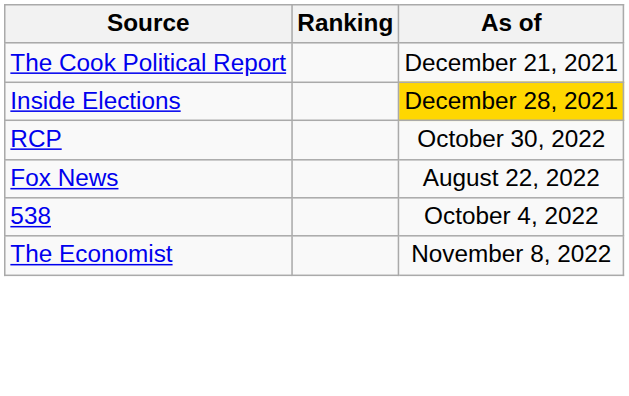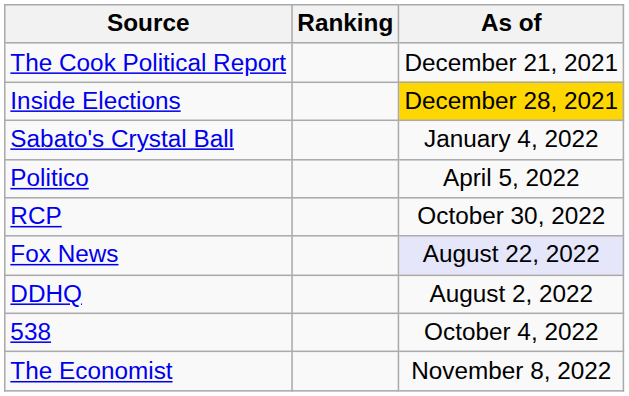+ row: (122, 139)
+ row: (50, 178)
(511, 178) no background -> (511, 255) lavender background
+ row: (46, 293)
